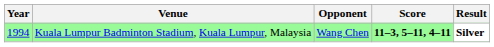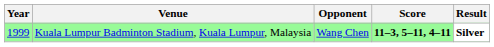(18, 32) 1994 -> (18, 32) 1999
